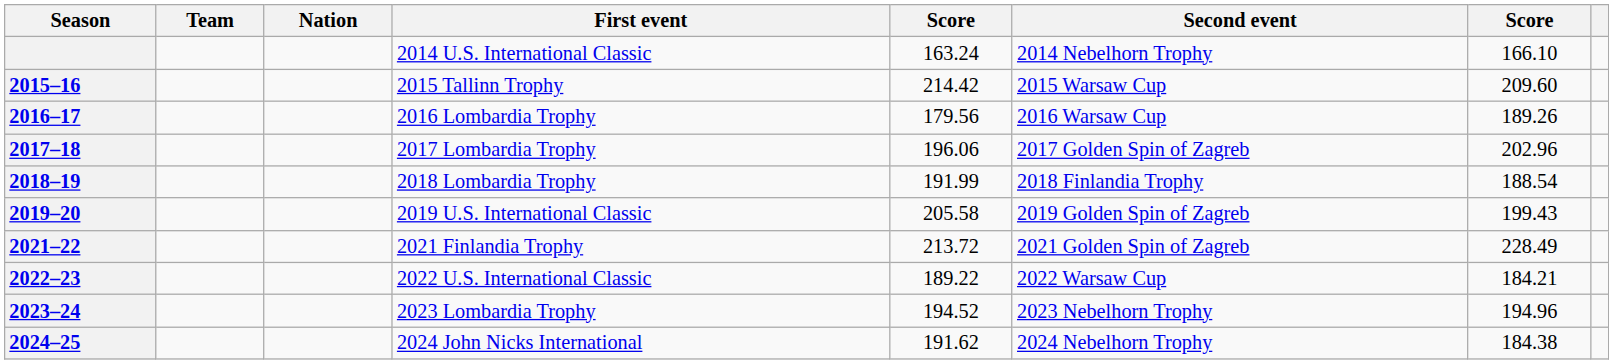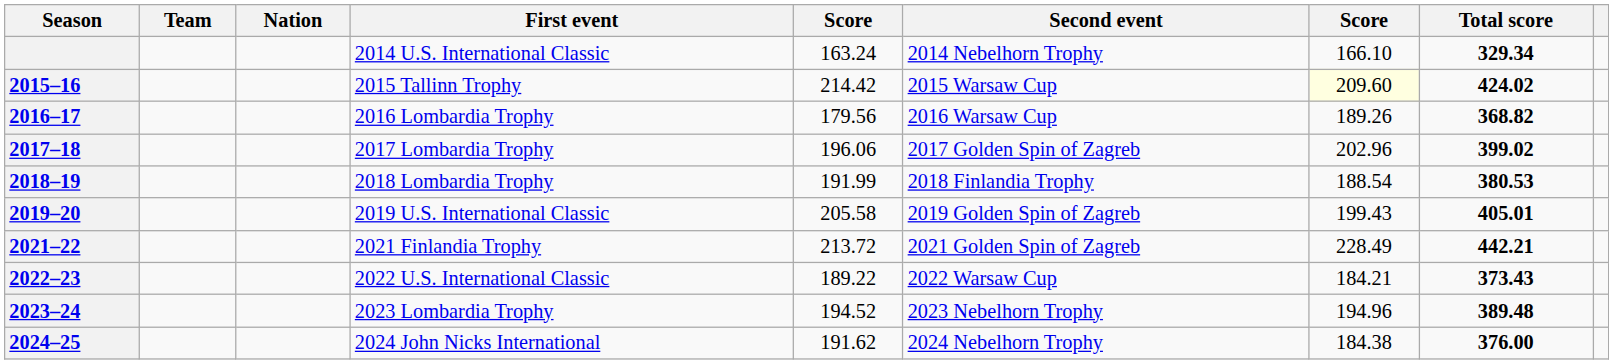+ column: (1506, 20)
(1529, 85) no background -> (1364, 85) lightyellow background
